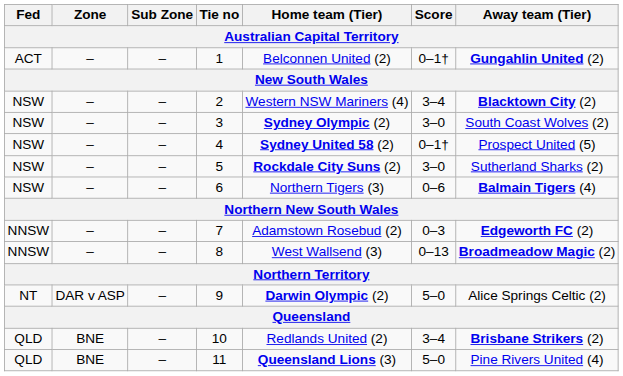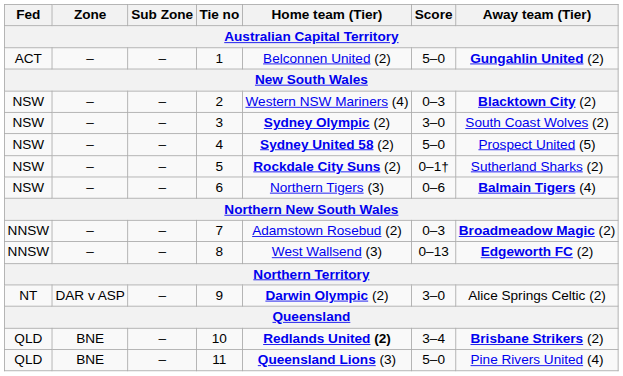(434, 58) 0–1† -> (434, 58) 5–0
(434, 101) 3–4 -> (434, 101) 0–3
(434, 144) 0–1† -> (434, 144) 5–0
(434, 166) 3–0 -> (434, 166) 0–1†
(537, 230) Edgeworth FC (2) -> (537, 230) Broadmeadow Magic (2)
(537, 252) Broadmeadow Magic (2) -> (537, 252) Edgeworth FC (2)
(434, 295) 5–0 -> (434, 295) 3–0
(327, 338) normal -> (327, 338) bold
